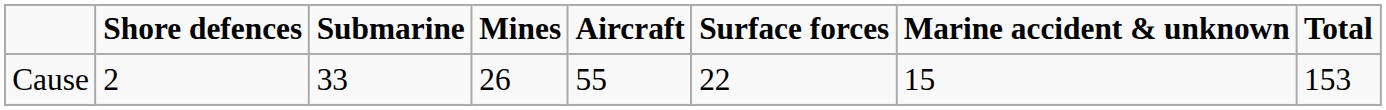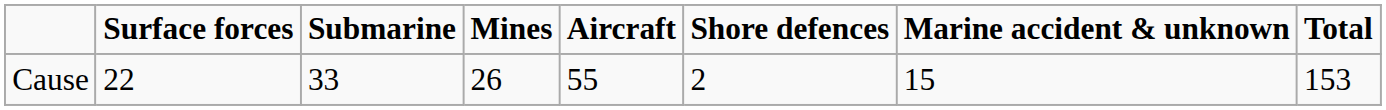columns swapped: (794, 29) <-> (203, 29)
